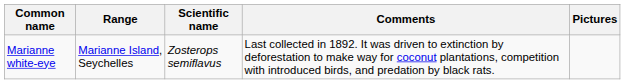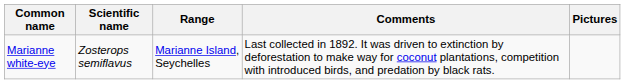columns swapped: (204, 19) <-> (120, 19)
